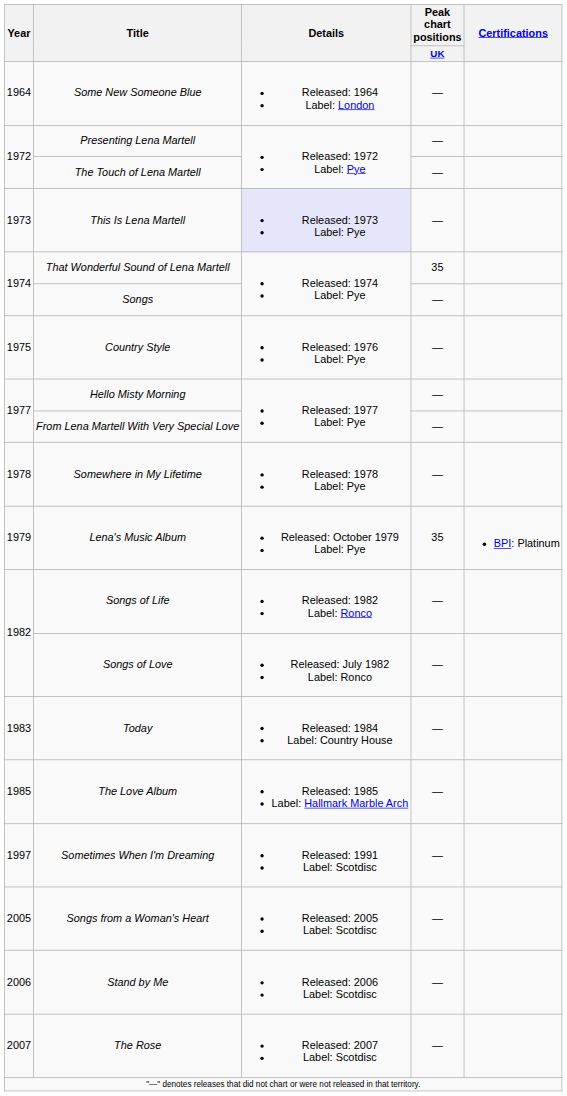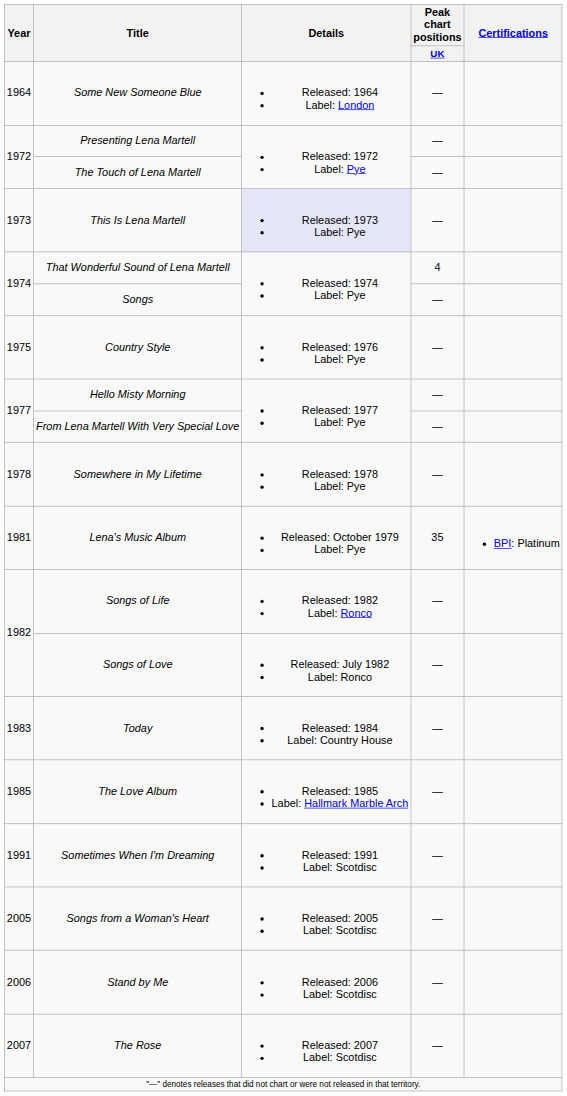(437, 268) 35 -> (437, 268) 4
(19, 537) 1979 -> (19, 537) 1981
(19, 855) 1997 -> (19, 855) 1991
